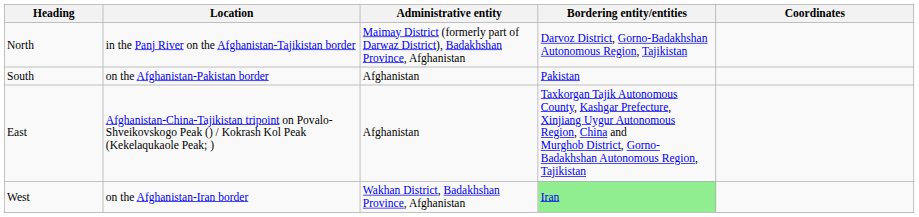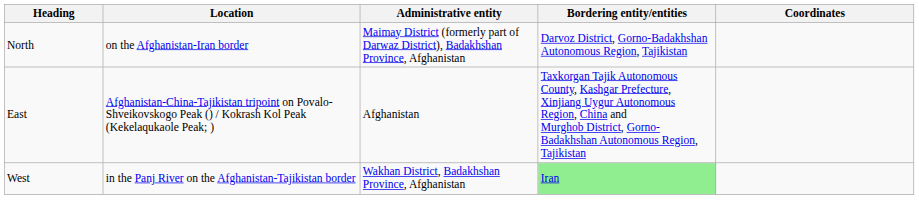(231, 44) in the Panj River on the Afghanistan-Tajikistan border -> (177, 44) on the Afghanistan-Iran border
- row: (20, 76)
(177, 196) on the Afghanistan-Iran border -> (231, 178) in the Panj River on the Afghanistan-Tajikistan border
